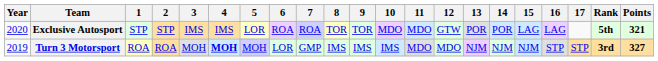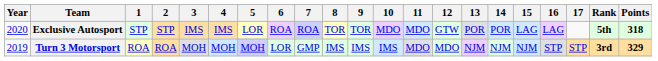(637, 30) 321 -> (635, 30) 318
(224, 47) bold -> (223, 47) normal
(637, 47) 327 -> (635, 47) 329
